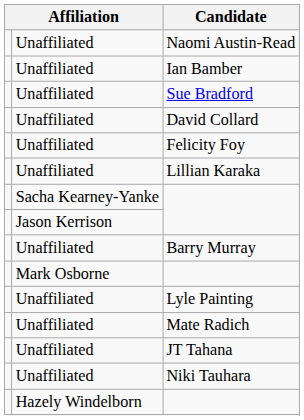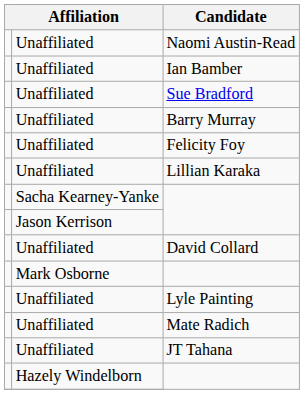rows swapped: (55, 119) <-> (55, 247)
- row: (55, 376)
